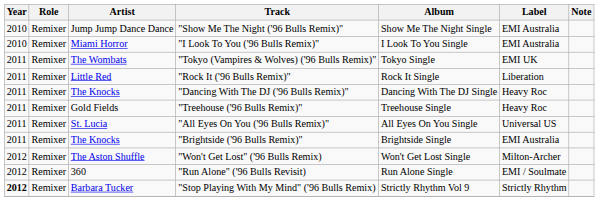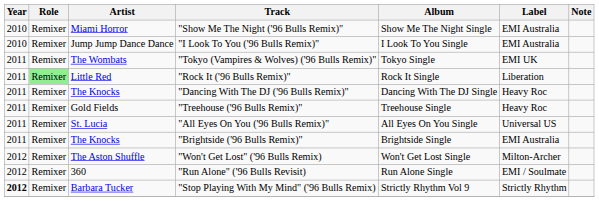(122, 28) Jump Jump Dance Dance -> (99, 28) Miami Horror
(99, 44) Miami Horror -> (122, 44) Jump Jump Dance Dance
(49, 76) no background -> (49, 76) lightgreen background
